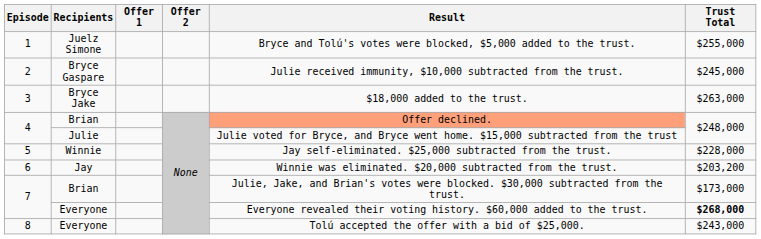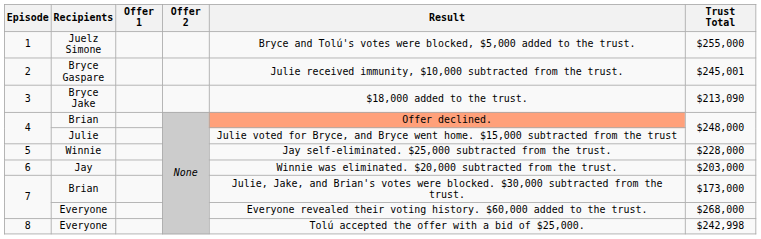(720, 71) $245,000 -> (720, 71) $245,001
(720, 98) $263,000 -> (720, 98) $213,090
(720, 167) $203,200 -> (720, 167) $203,000
(720, 210) bold -> (720, 210) normal
(720, 225) $243,000 -> (720, 225) $242,998
